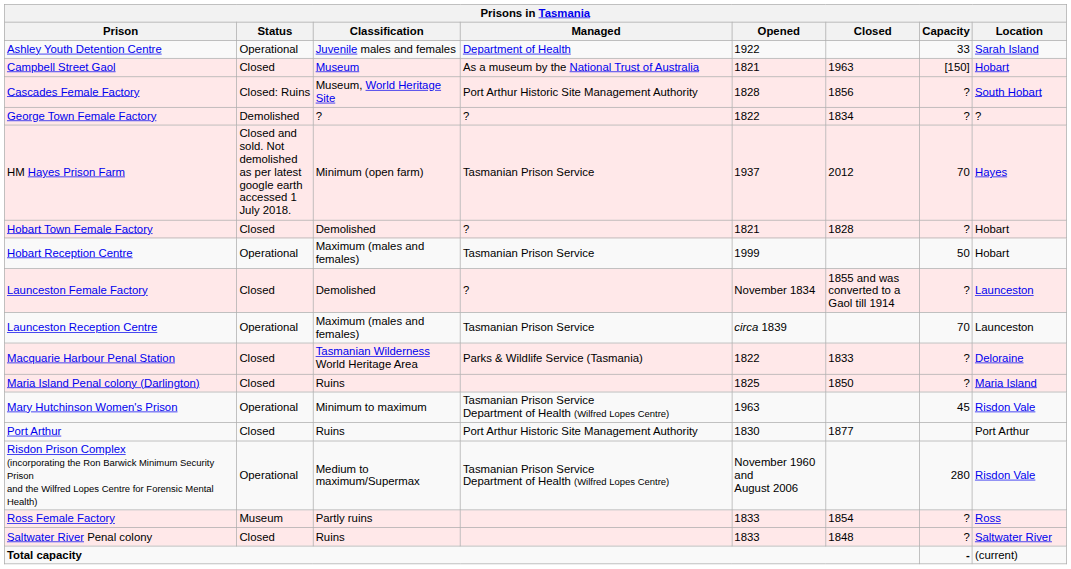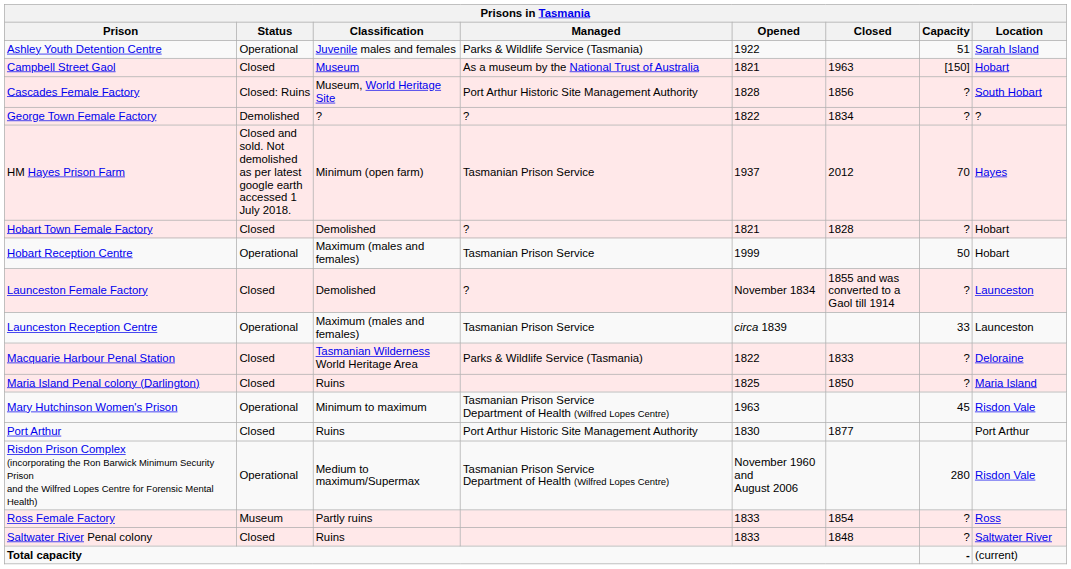(517, 49) Department of Health -> (553, 49) Parks & Wildlife Service (Tasmania)
(963, 49) 33 -> (963, 49) 51
(963, 327) 70 -> (963, 327) 33
